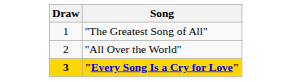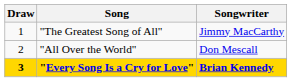+ column: (242, 13)
